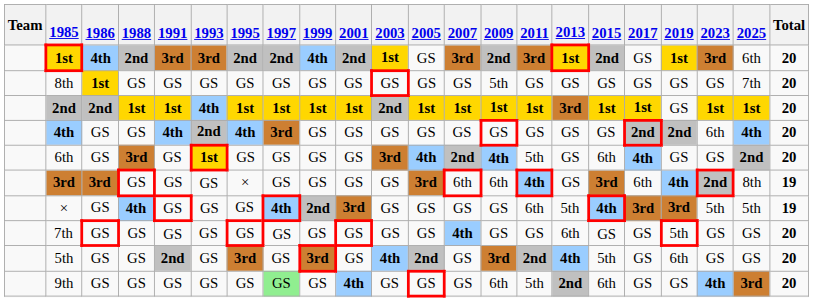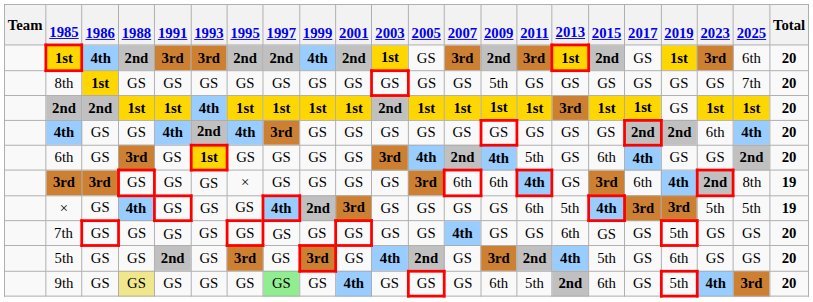(136, 283) no background -> (136, 283) khaki background
(679, 283) GS -> (679, 283) 5th
